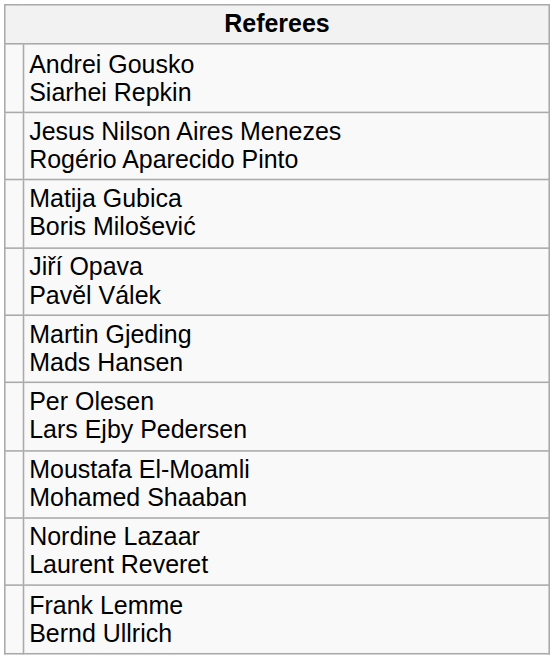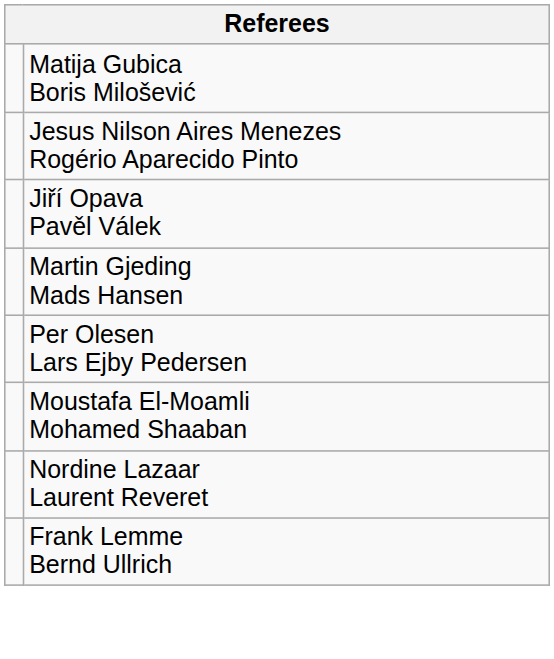- row: (112, 77)
rows swapped: (185, 145) <-> (112, 213)
